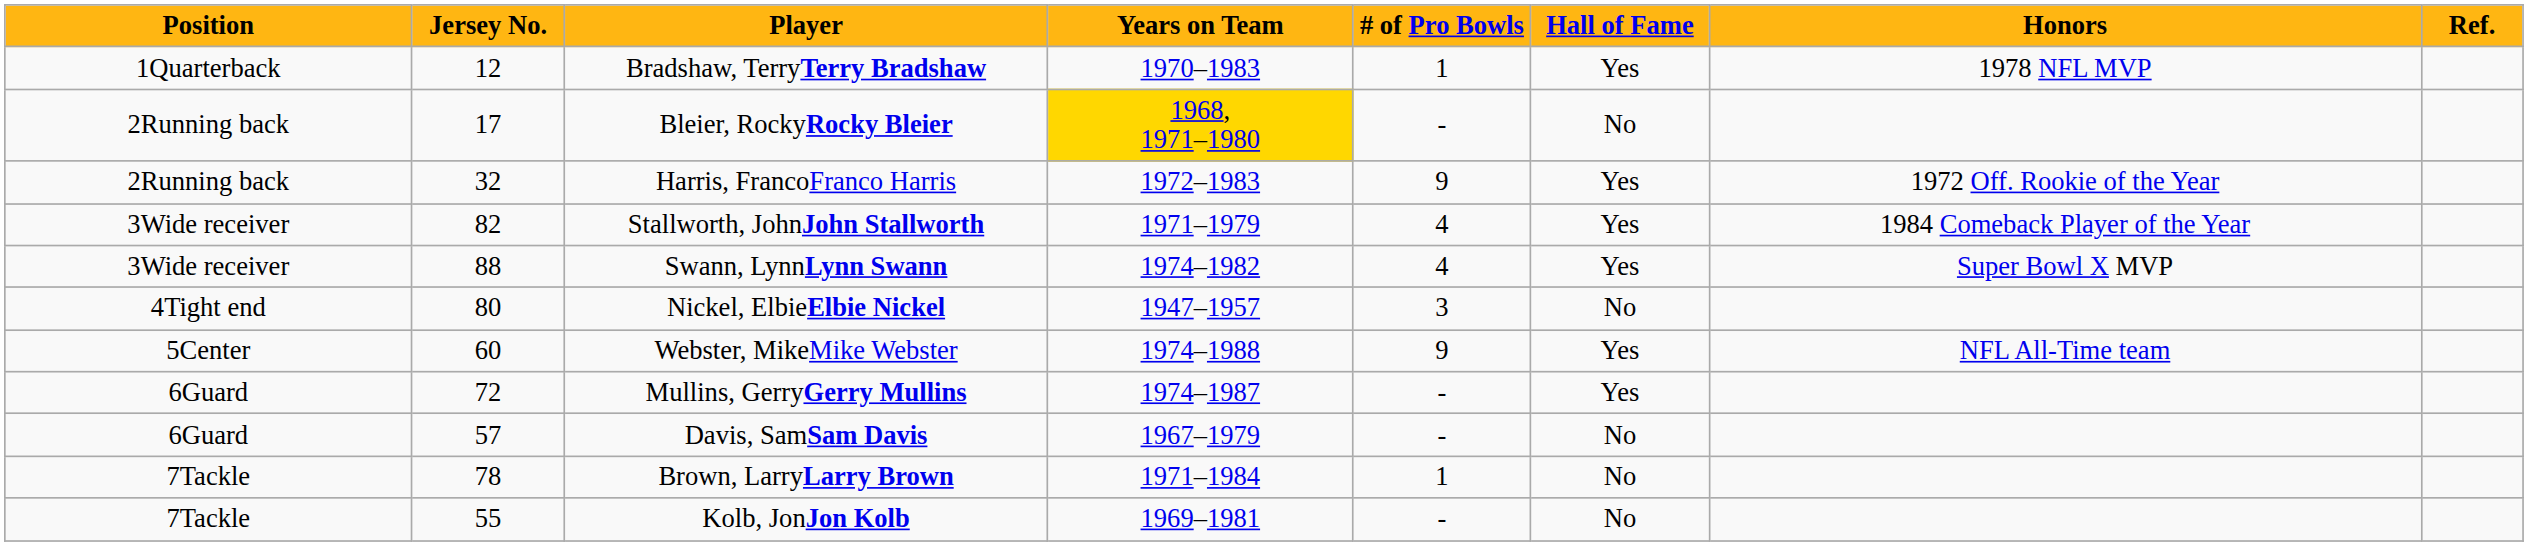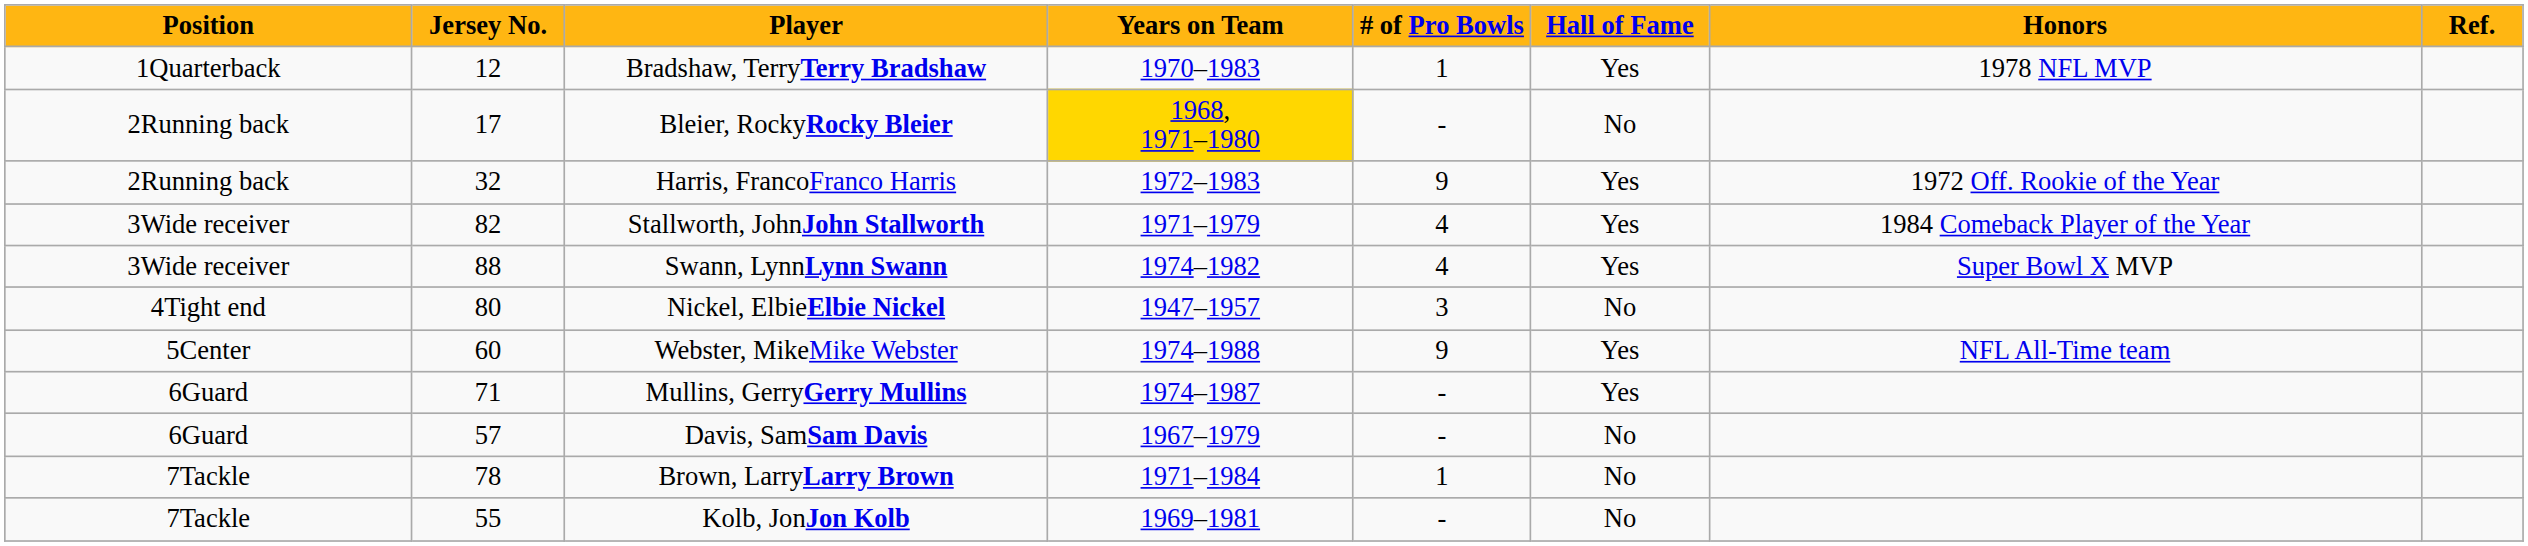(488, 392) 72 -> (488, 392) 71
